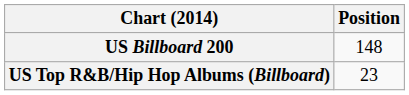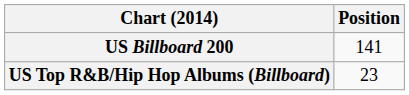(369, 47) 148 -> (369, 47) 141
